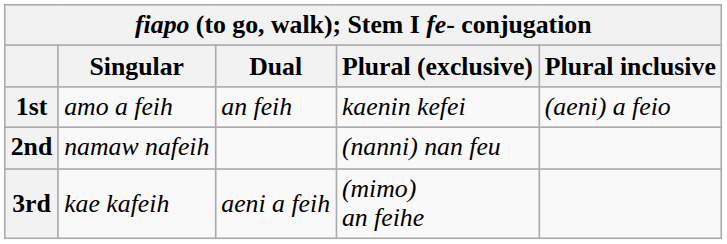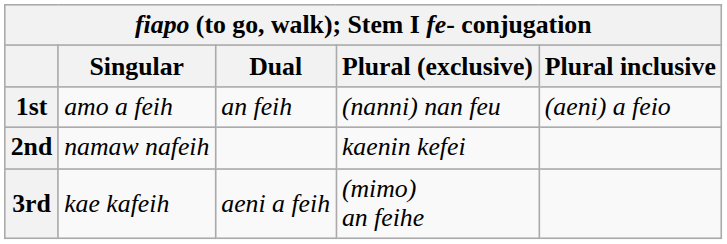(404, 106) kaenin kefei -> (421, 106) (nanni) nan feu
(421, 147) (nanni) nan feu -> (404, 147) kaenin kefei
